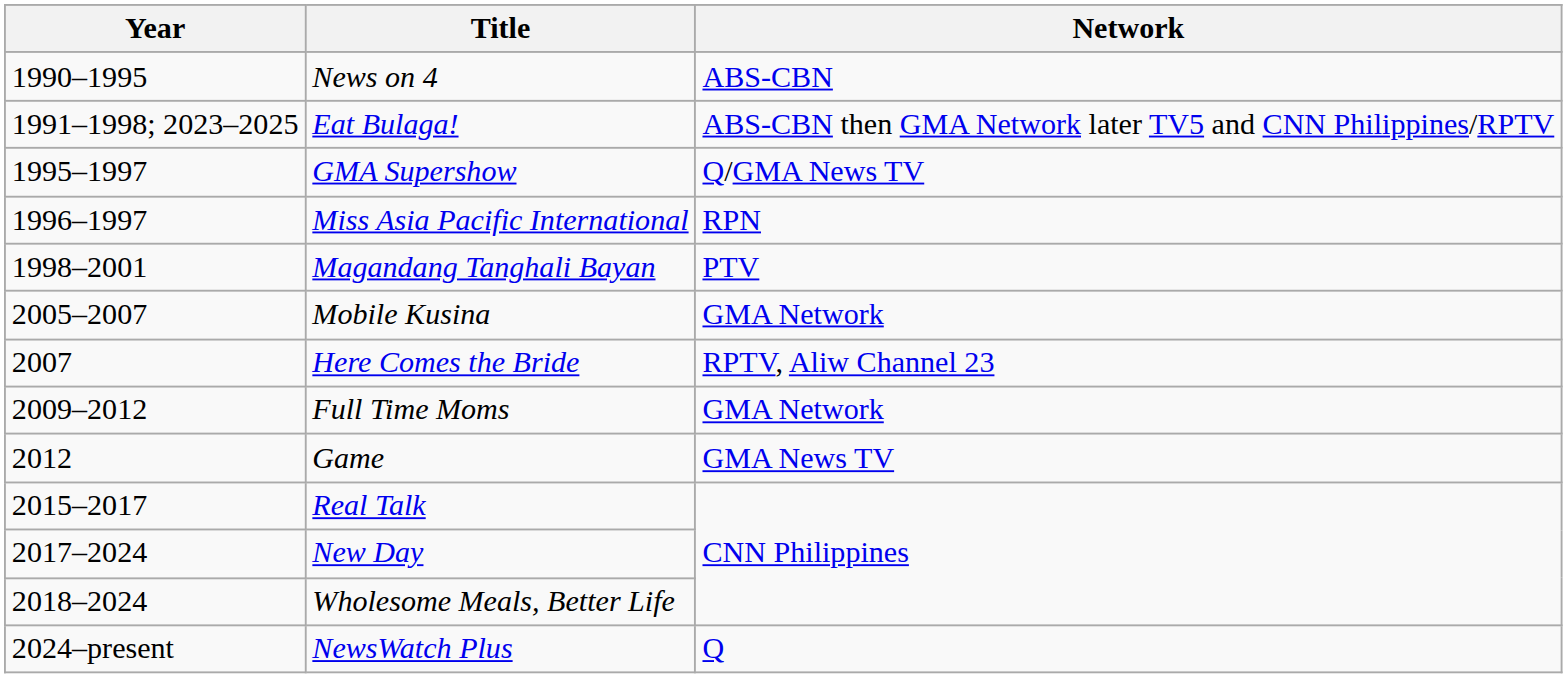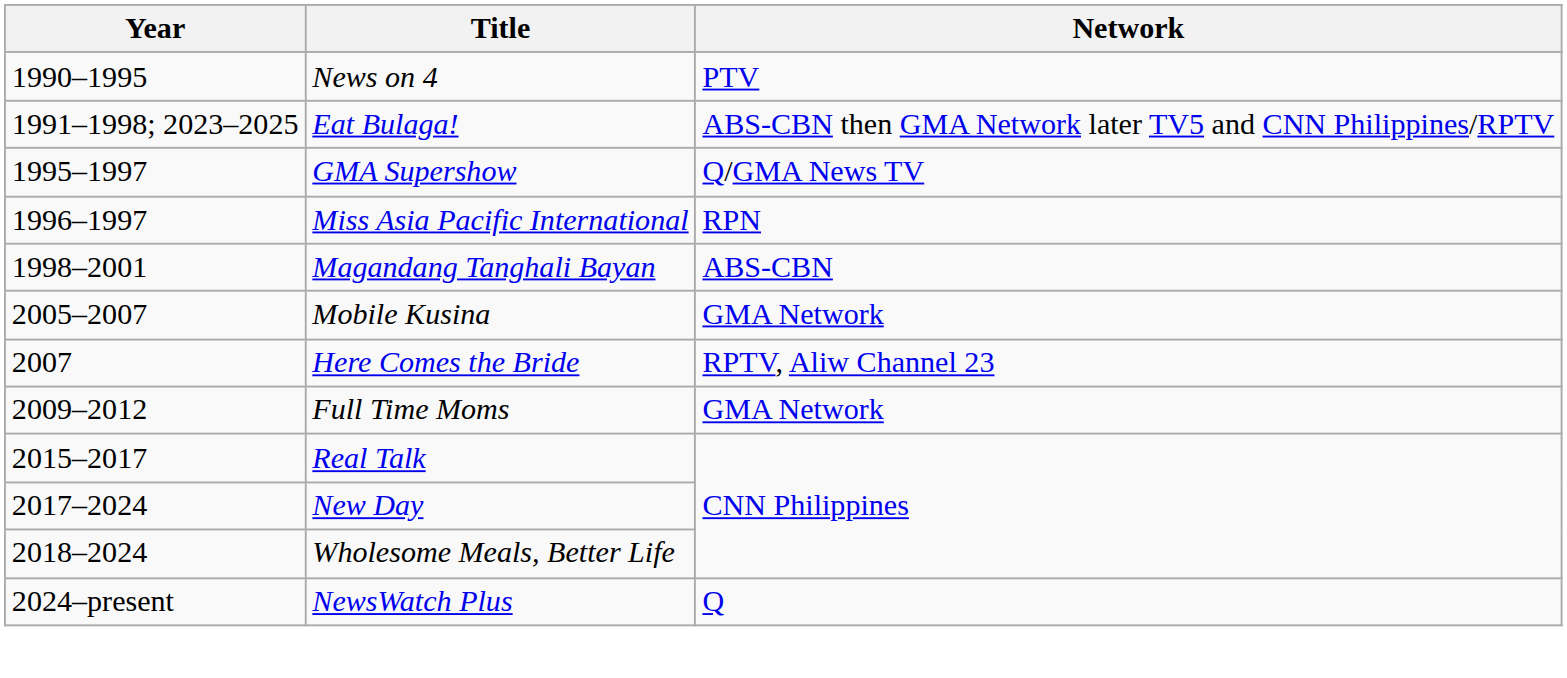(768, 76) ABS-CBN -> (731, 76) PTV
(731, 266) PTV -> (768, 266) ABS-CBN
- row: (348, 457)
